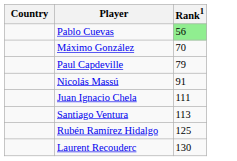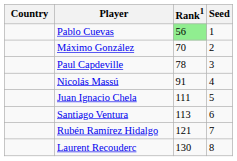+ column: (219, 14)
(181, 65) 79 -> (181, 65) 78
(183, 131) 125 -> (183, 131) 121
